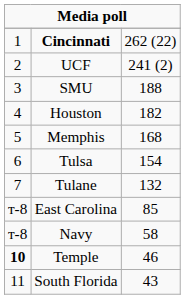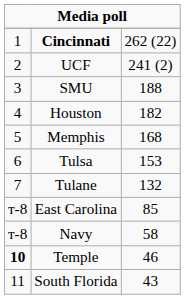(150, 161) 154 -> (150, 161) 153
